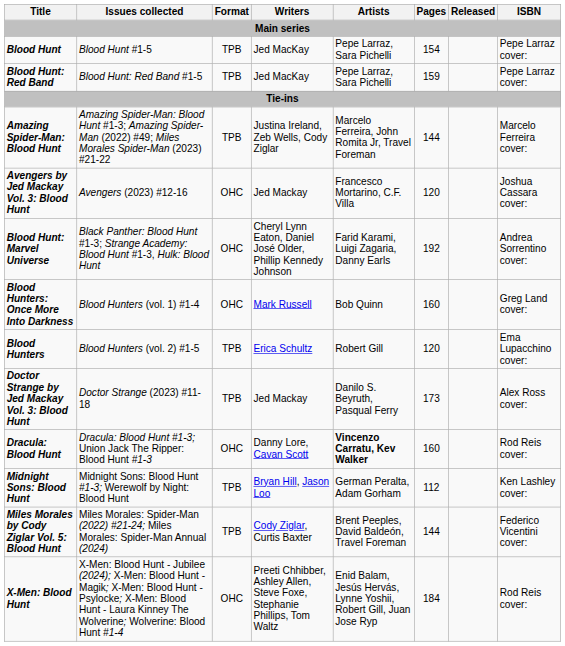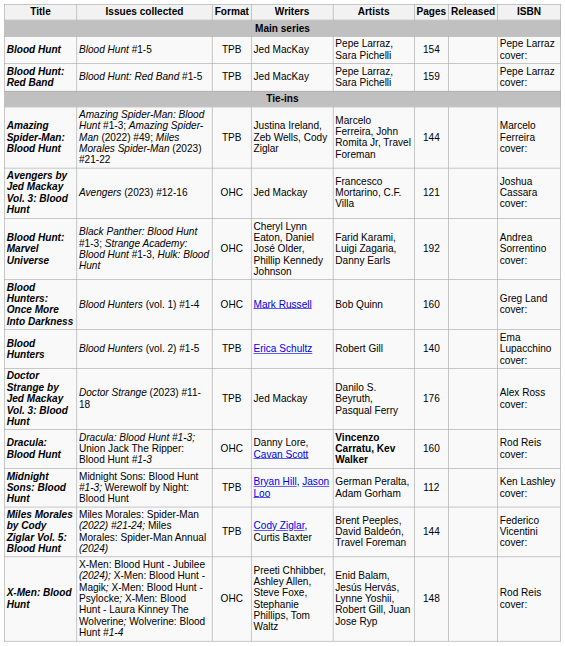(431, 193) 120 -> (431, 193) 121
(431, 349) 120 -> (431, 349) 140
(431, 399) 173 -> (431, 399) 176
(431, 599) 184 -> (431, 599) 148
